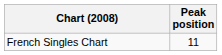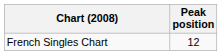(193, 42) 11 -> (193, 42) 12
